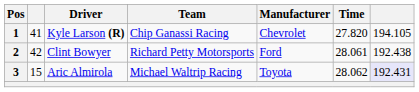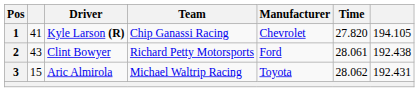(36, 52) 42 -> (36, 52) 43
(392, 72) lavender background -> (392, 72) no background
